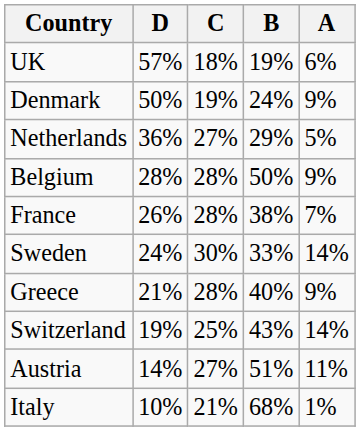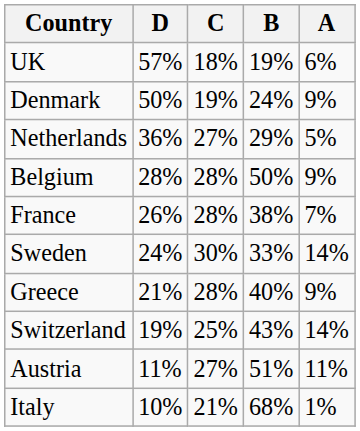(160, 368) 14% -> (160, 368) 11%
